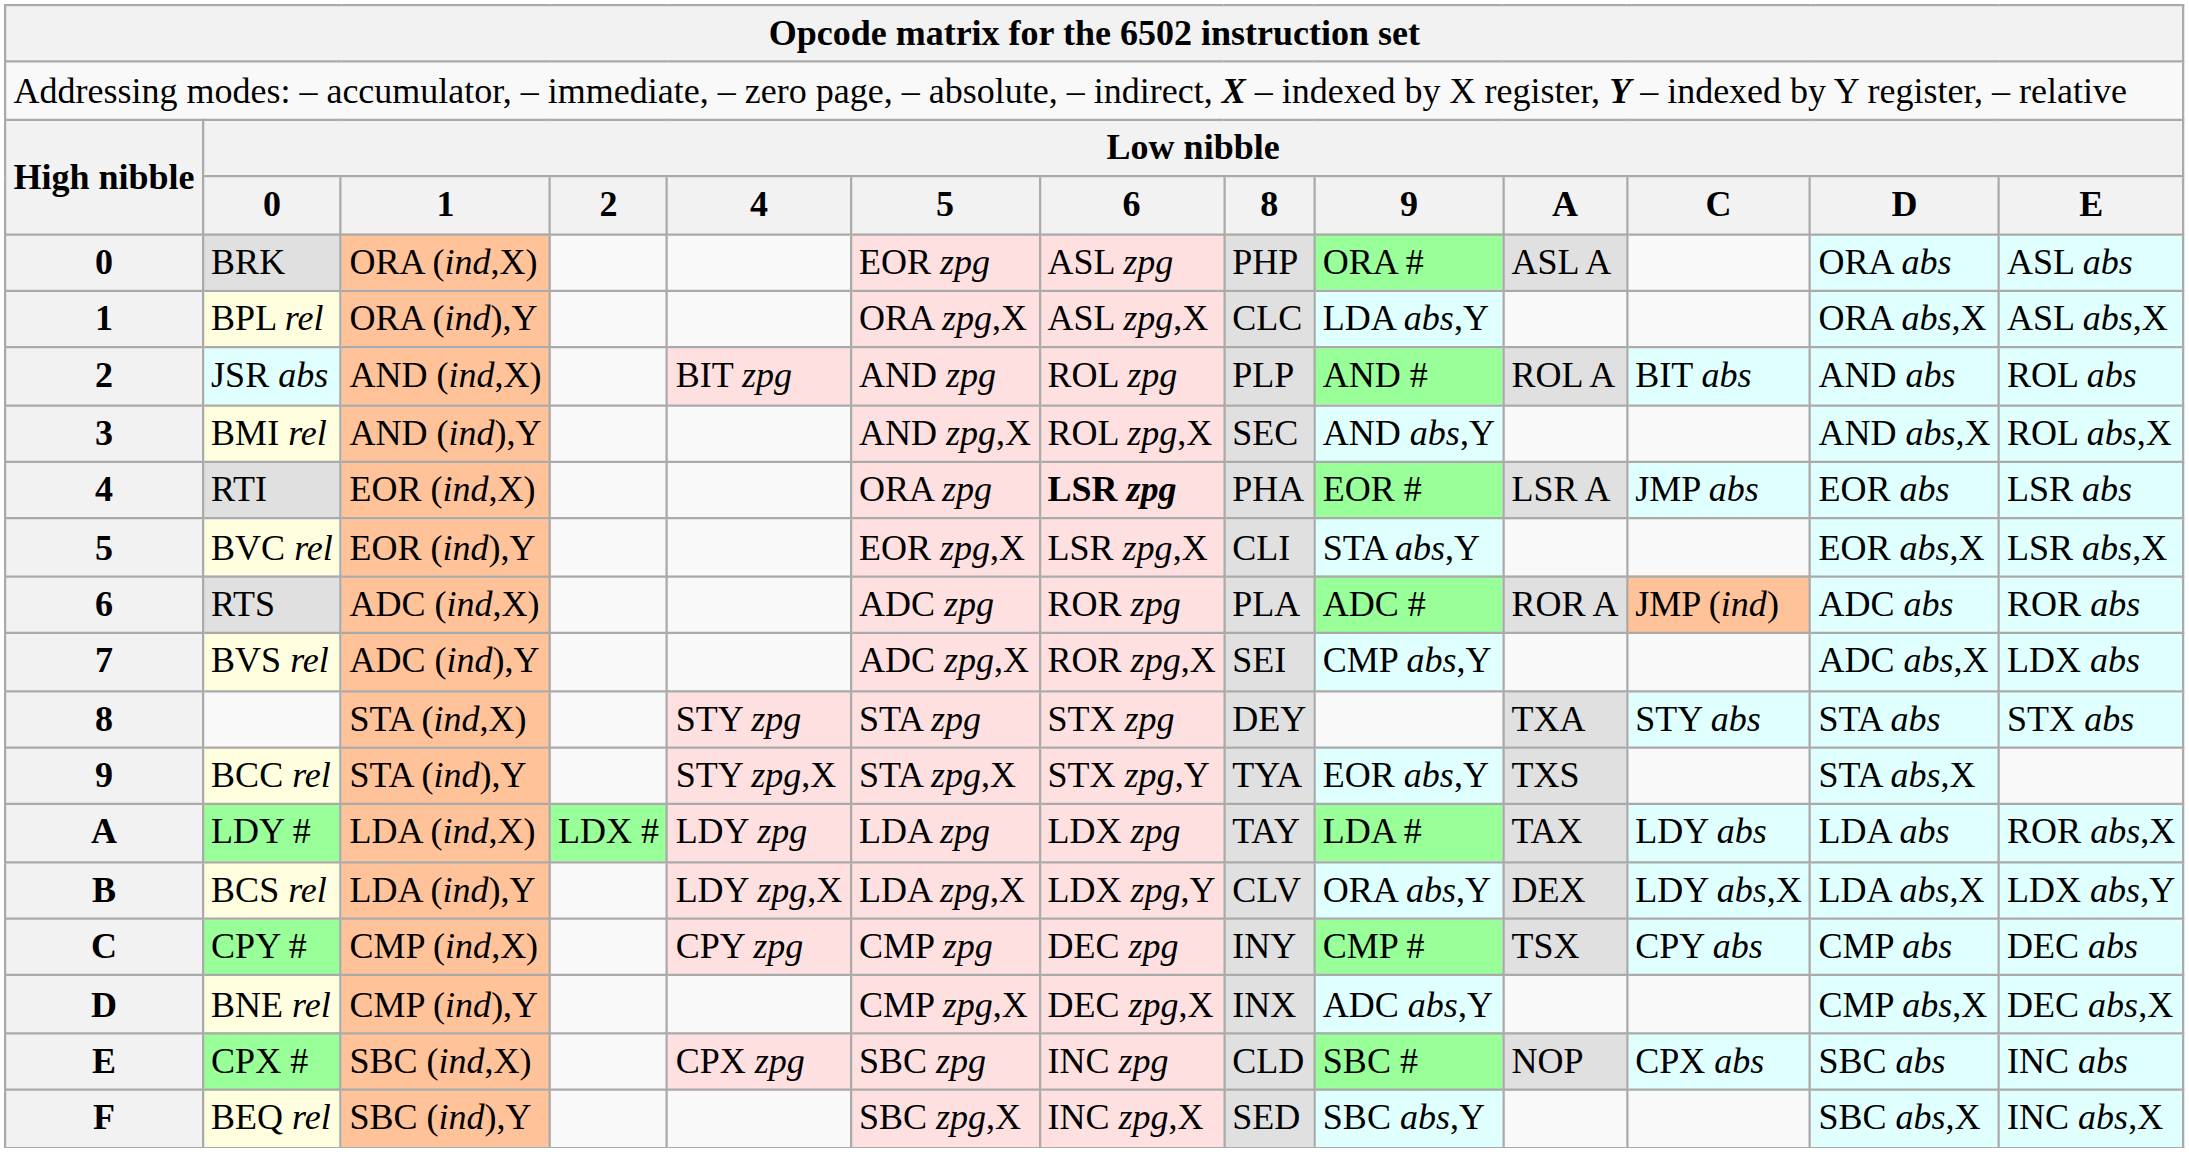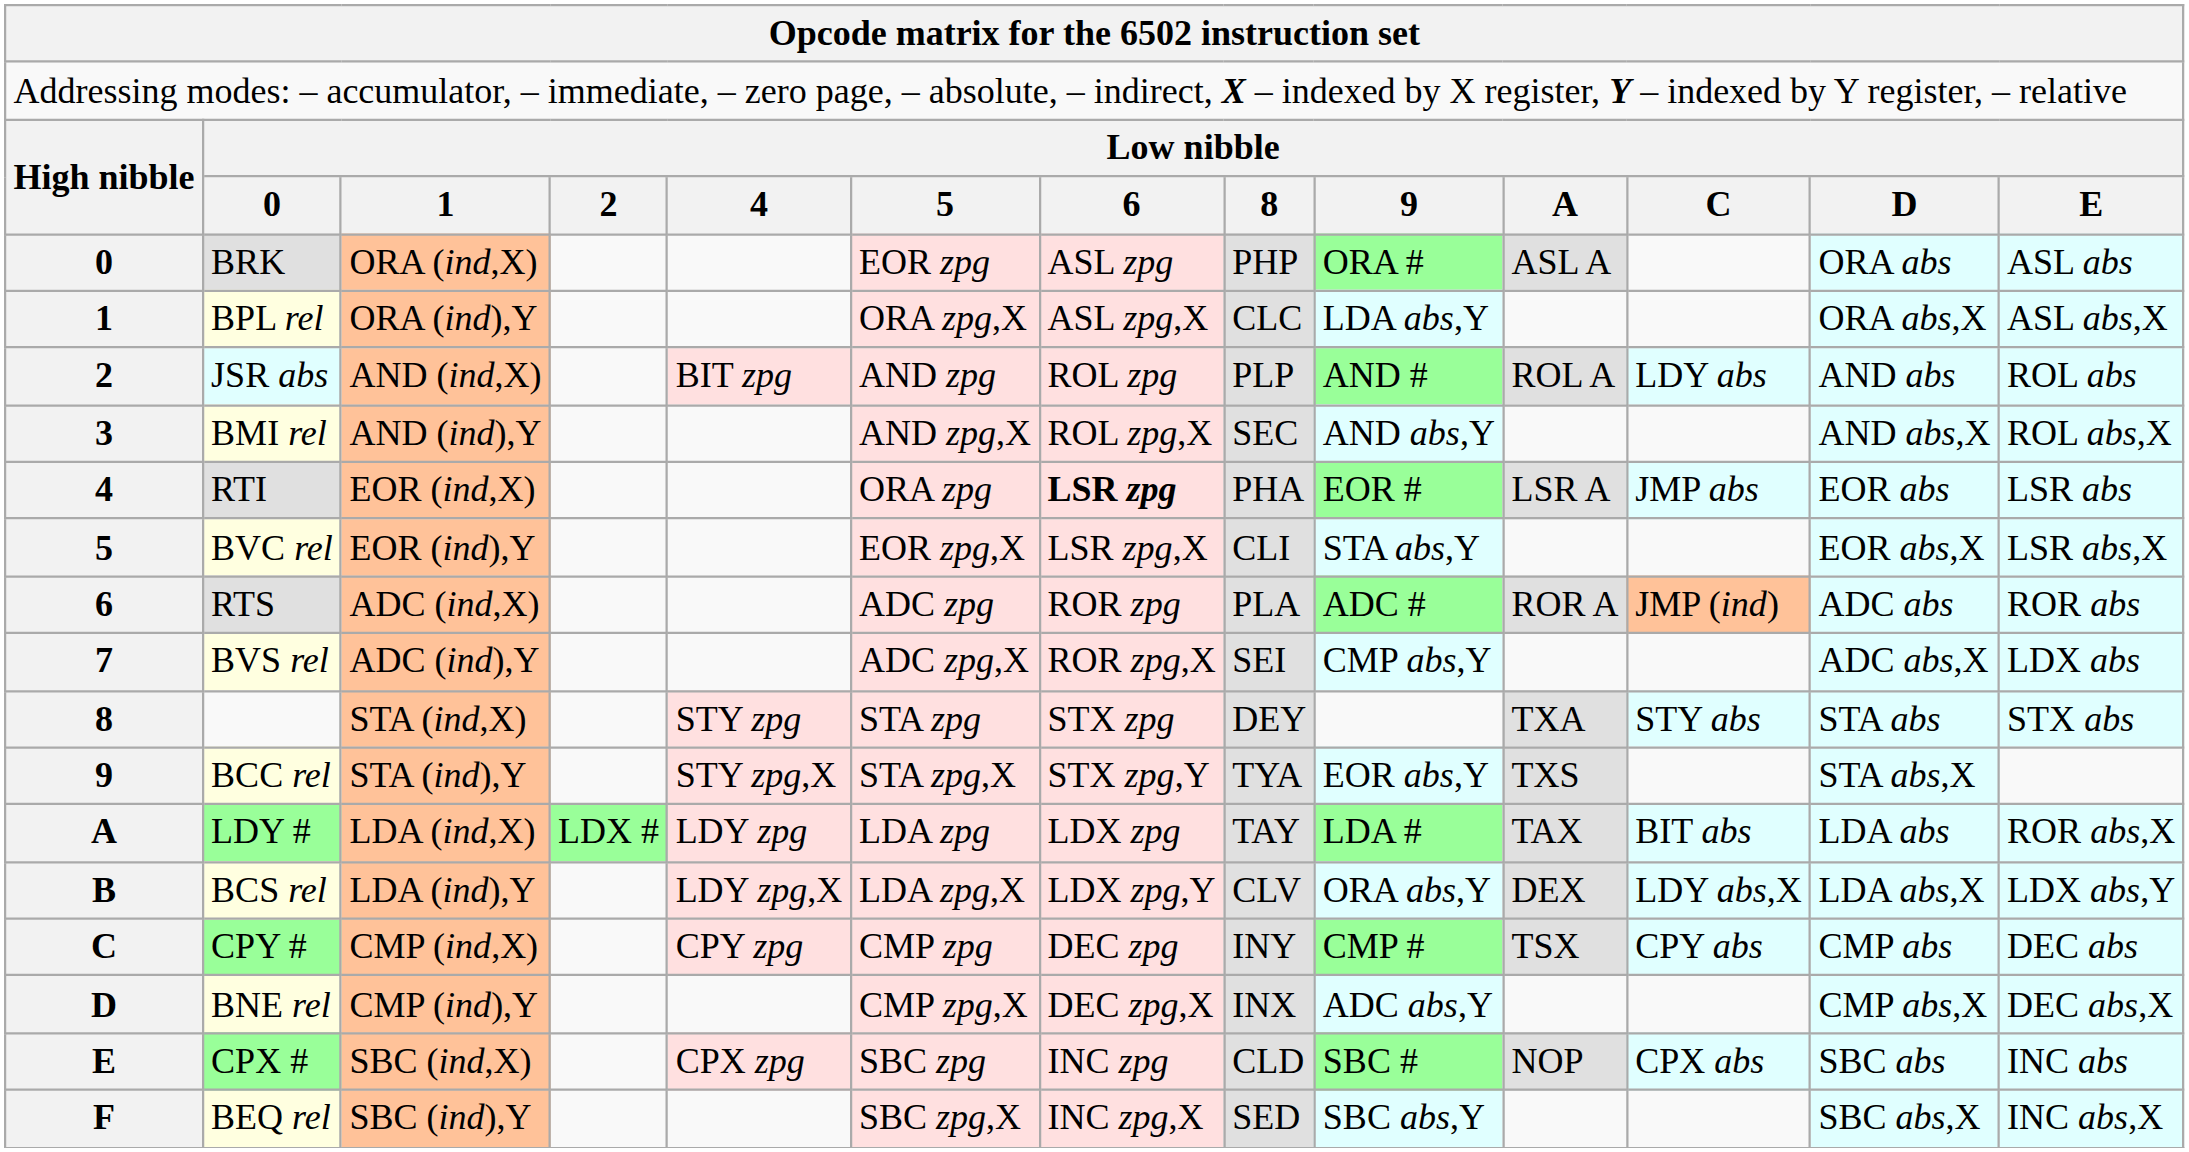(1693, 375) BIT abs -> (1701, 375) LDY abs
(1701, 832) LDY abs -> (1693, 832) BIT abs
